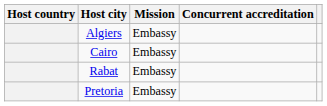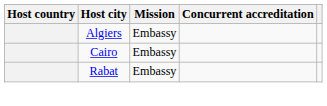- row: (104, 91)
